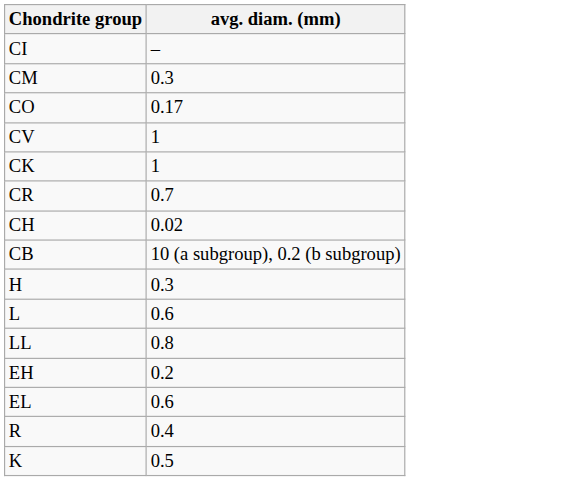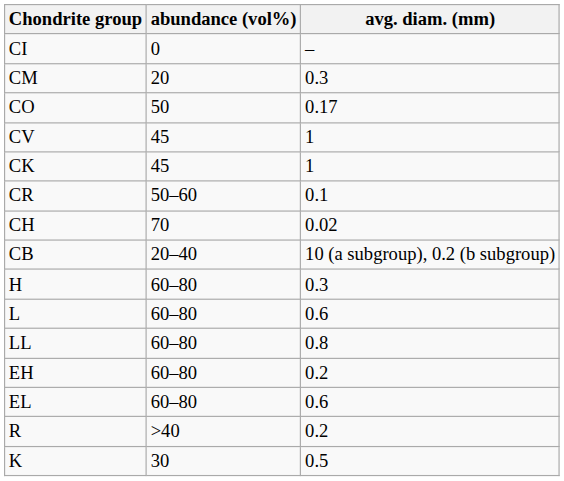+ column: (224, 19)
(162, 195) 0.7 -> (317, 195) 0.1
(162, 431) 0.4 -> (317, 431) 0.2
